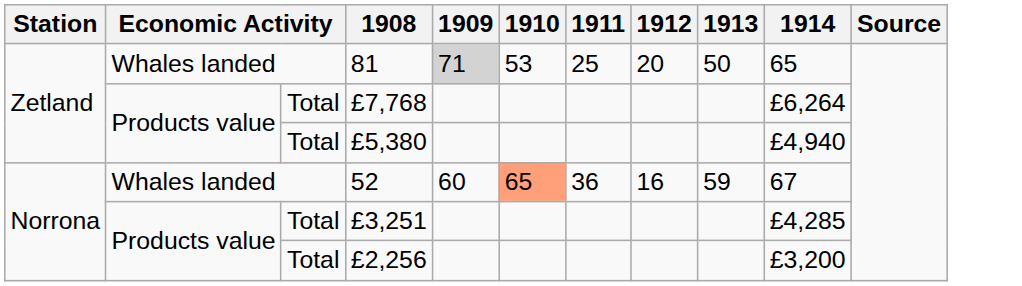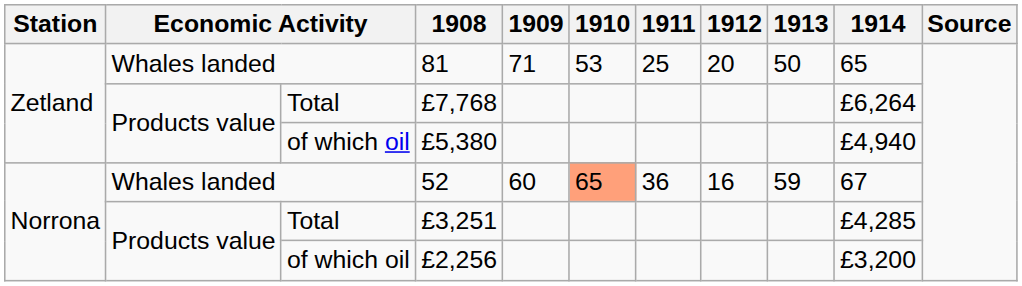(452, 63) lightgrey background -> (522, 63) no background
(313, 142) Total -> (348, 142) of which oil
(313, 260) Total -> (348, 260) of which oil
